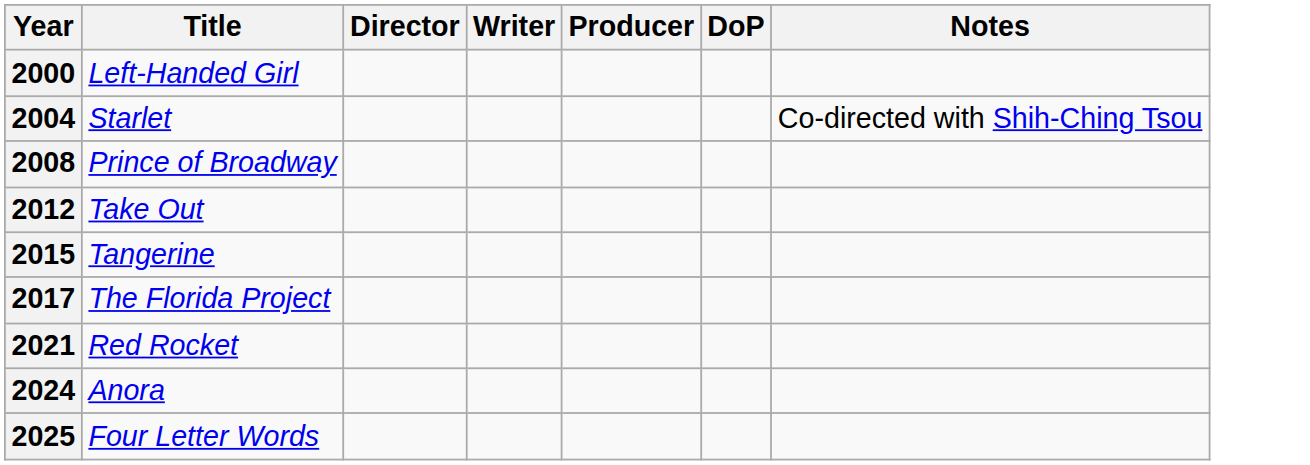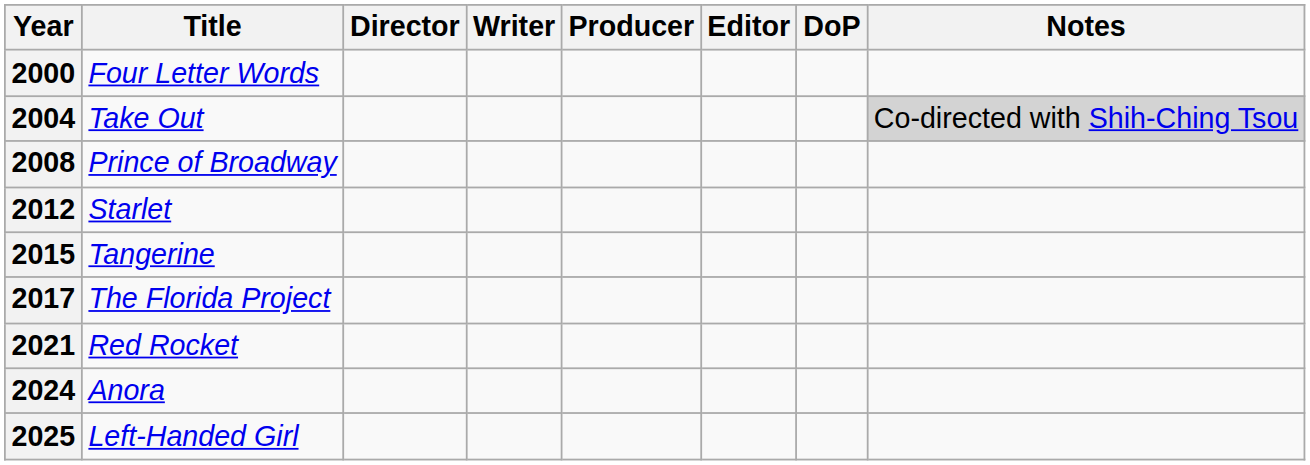+ column: (749, 27)
(193, 72) Left-Handed Girl -> (204, 72) Four Letter Words
(130, 118) Starlet -> (146, 118) Take Out
(990, 118) no background -> (1086, 118) lightgrey background
(146, 208) Take Out -> (130, 208) Starlet
(204, 436) Four Letter Words -> (193, 436) Left-Handed Girl
